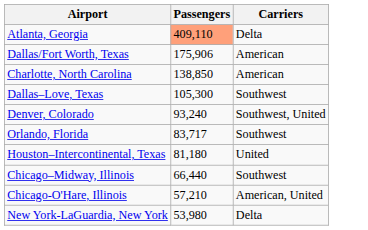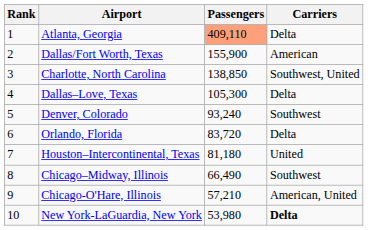+ column: (21, 14)
(193, 54) 175,906 -> (227, 54) 155,900
(260, 74) American -> (315, 74) Southwest, United
(261, 94) Southwest -> (283, 94) Delta
(281, 114) Southwest, United -> (295, 114) Southwest
(190, 135) 83,717 -> (224, 135) 83,720
(261, 135) Southwest -> (283, 135) Delta
(190, 175) 66,440 -> (224, 175) 66,490
(249, 215) normal -> (284, 215) bold
